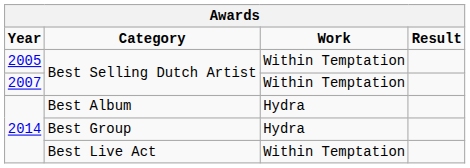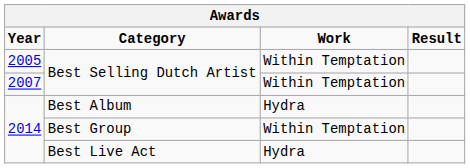(284, 129) Hydra -> (334, 129) Within Temptation
(334, 152) Within Temptation -> (284, 152) Hydra
